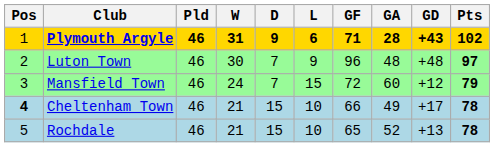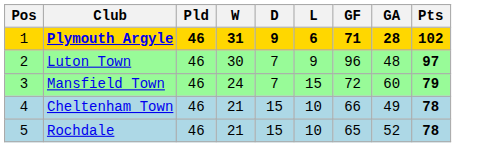- column: (431, 16)
(24, 108) bold -> (24, 108) normal
